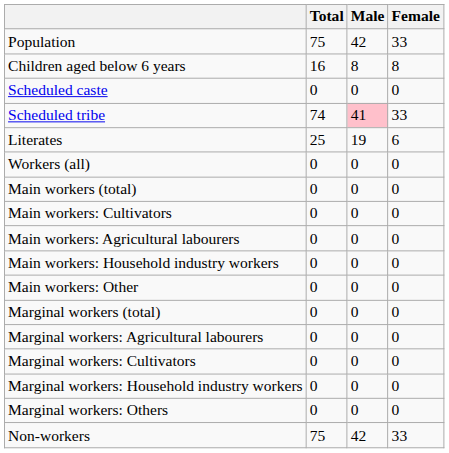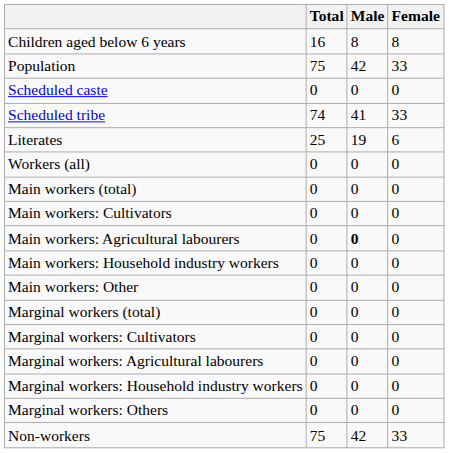rows swapped: (42, 41) <-> (97, 66)
(359, 115) pink background -> (359, 115) no background
(355, 238) normal -> (355, 238) bold
rows swapped: (102, 361) <-> (136, 336)
